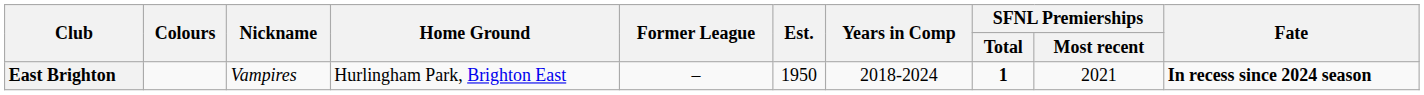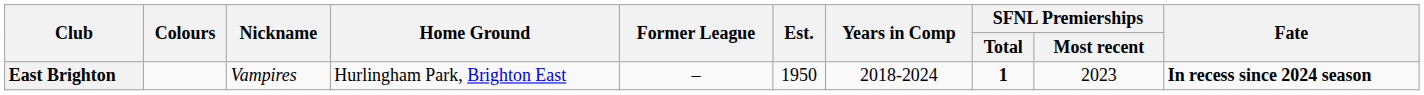(1099, 75) 2021 -> (1099, 75) 2023
